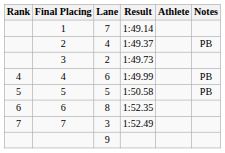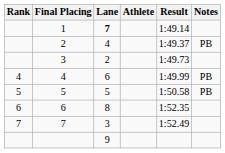columns swapped: (174, 12) <-> (138, 12)
(107, 28) normal -> (107, 28) bold
